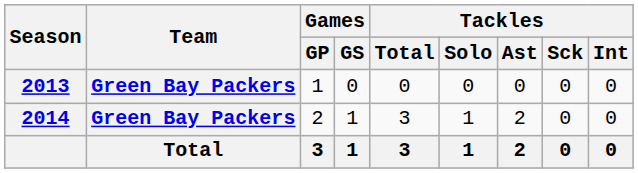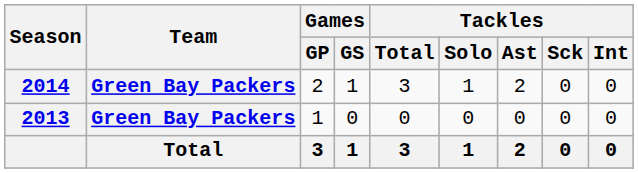rows swapped: (46, 86) <-> (46, 119)
